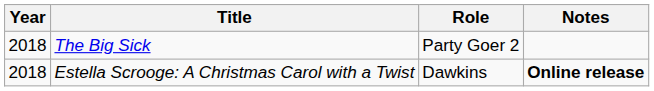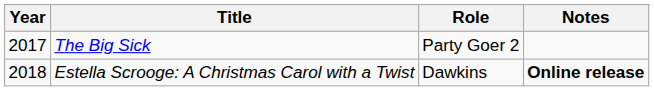(28, 45) 2018 -> (28, 45) 2017
